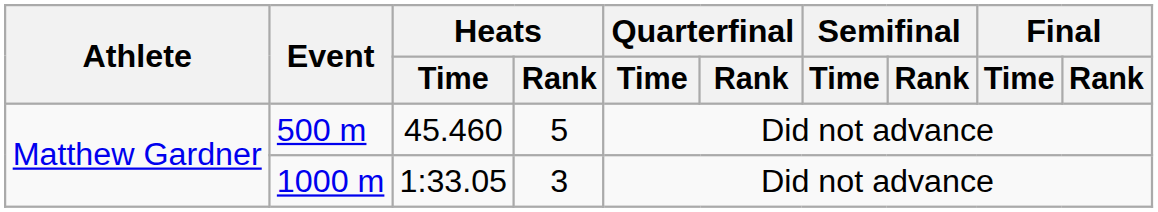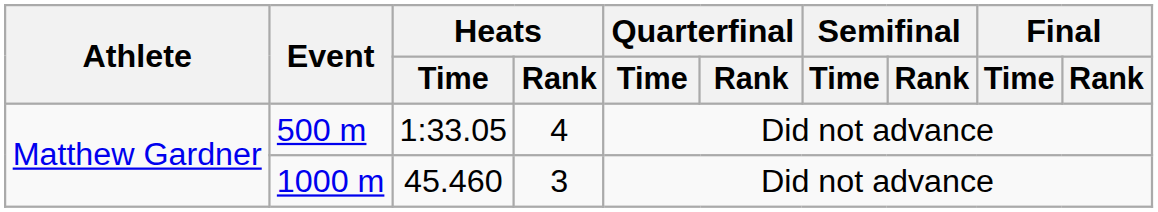(453, 130) 45.460 -> (453, 130) 1:33.05
(559, 130) 5 -> (559, 130) 4
(453, 181) 1:33.05 -> (453, 181) 45.460
